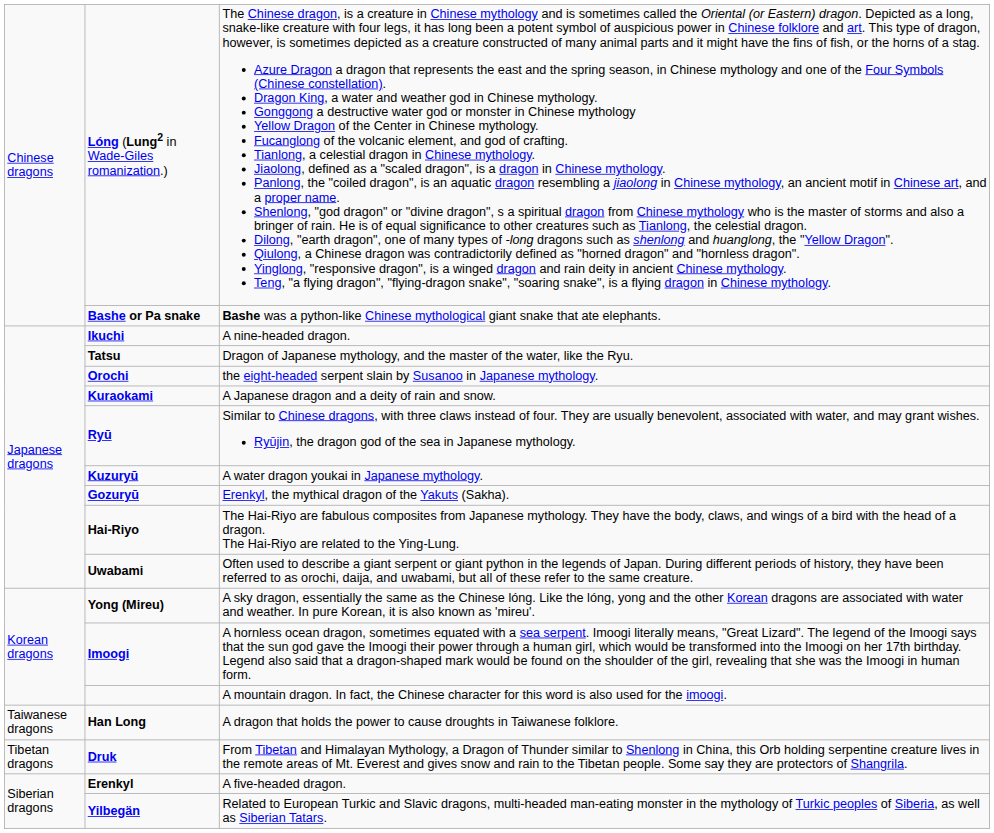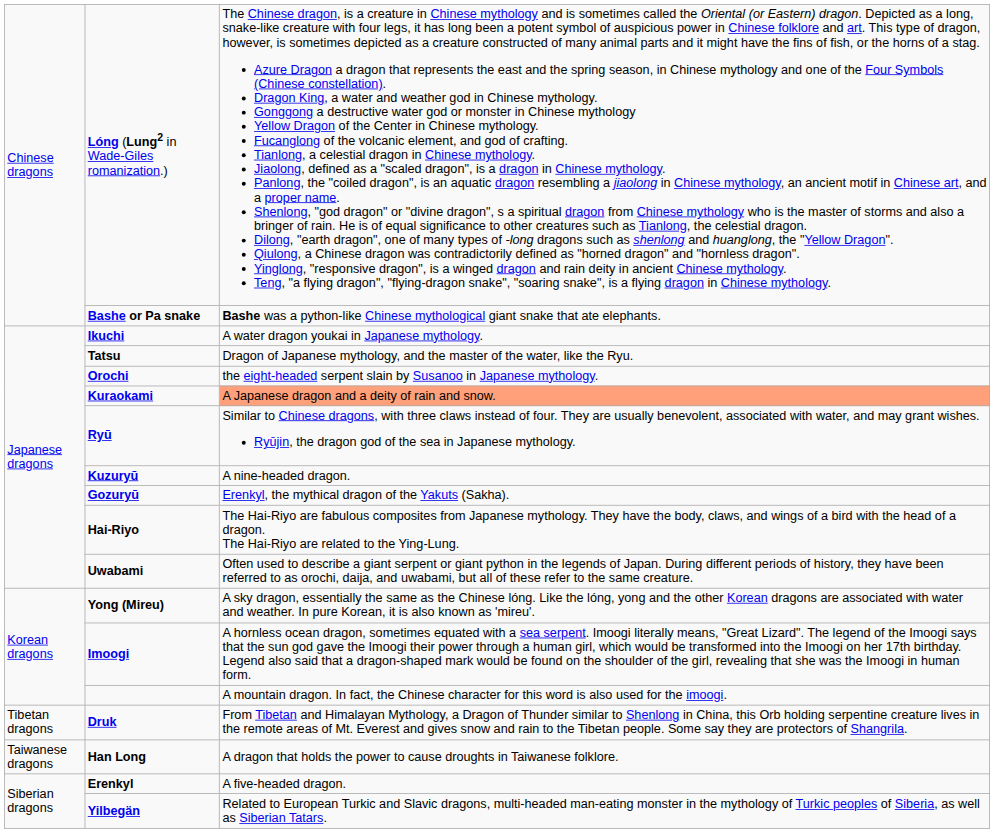(286, 335) A nine-headed dragon. -> (353, 335) A water dragon youkai in Japanese mythology.
(359, 395) no background -> (359, 395) lightsalmon background
(353, 475) A water dragon youkai in Japanese mythology. -> (286, 475) A nine-headed dragon.
rows swapped: (117, 722) <-> (102, 756)
